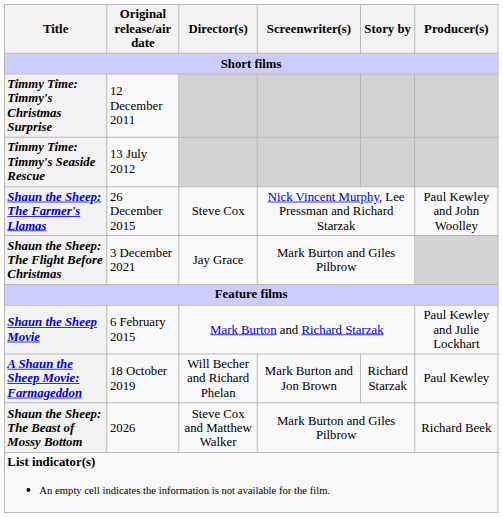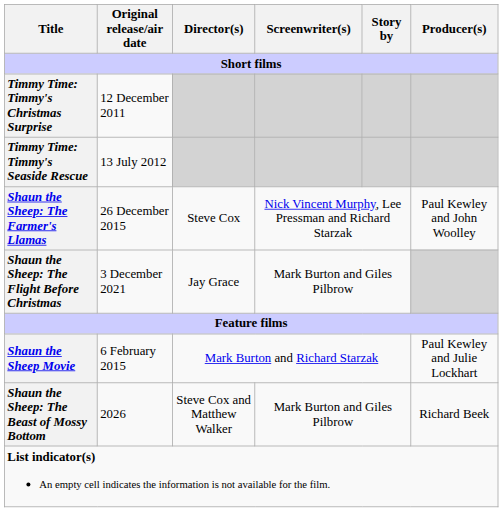- row: (45, 378)
